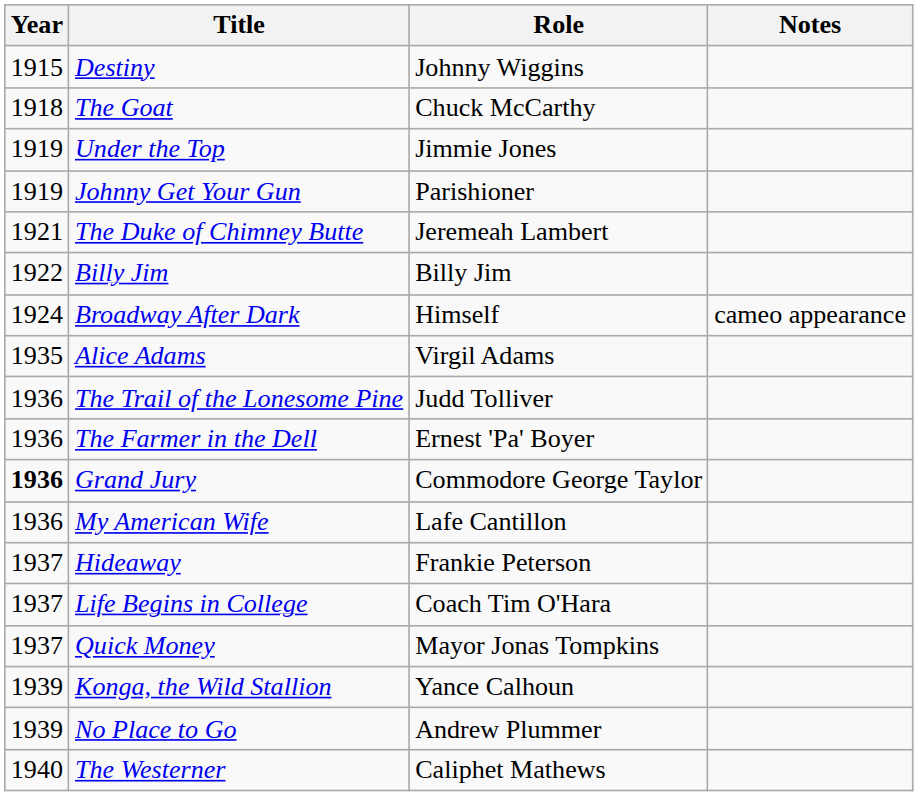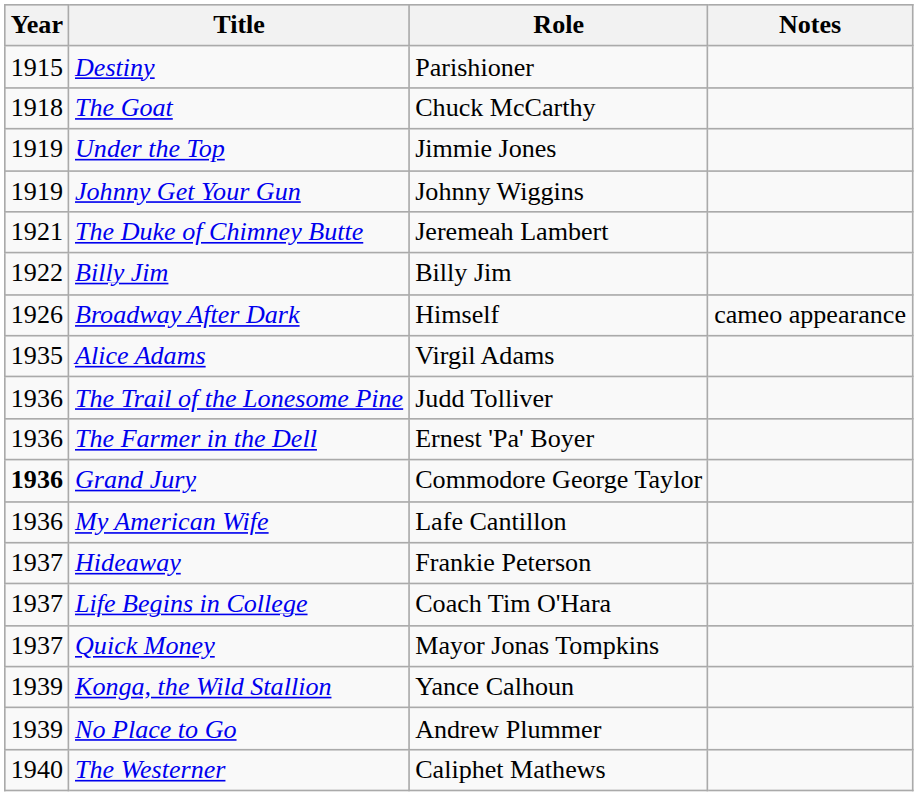(500, 66) Johnny Wiggins -> (475, 66) Parishioner
(475, 190) Parishioner -> (500, 190) Johnny Wiggins
(37, 314) 1924 -> (37, 314) 1926
